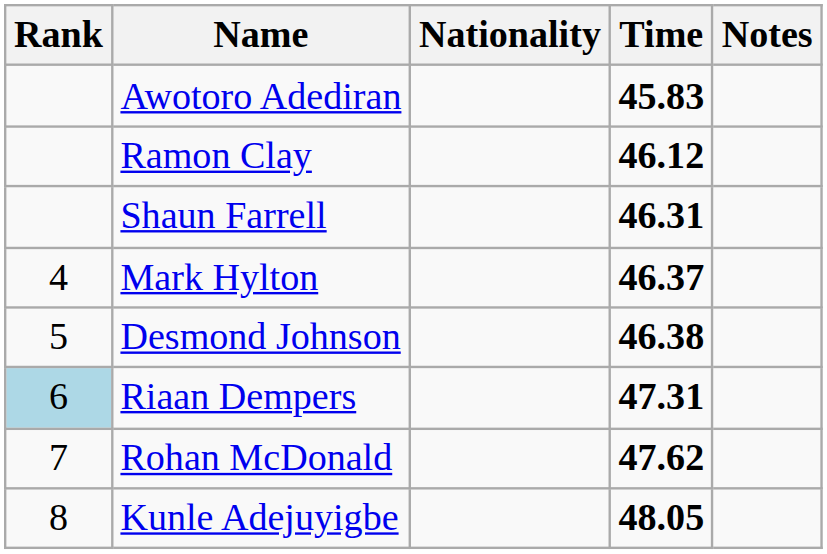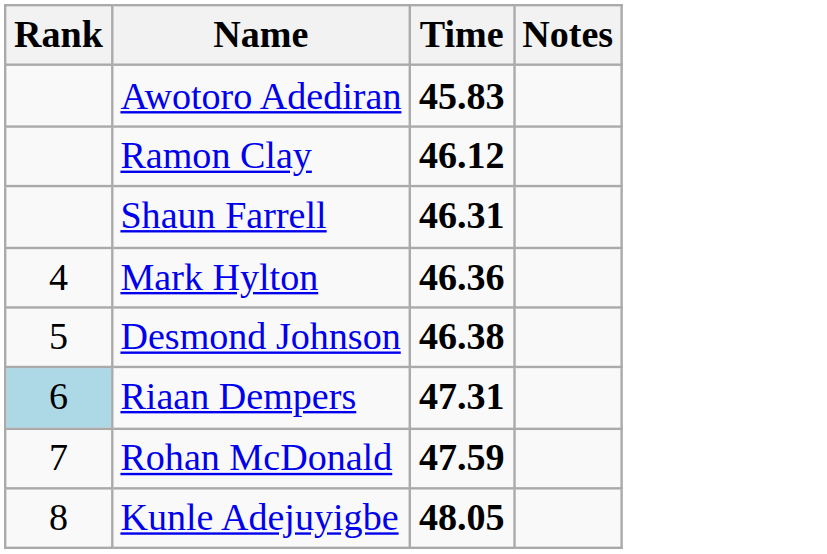- column: (510, 34)
(661, 276) 46.37 -> (462, 276) 46.36
(661, 457) 47.62 -> (462, 457) 47.59
